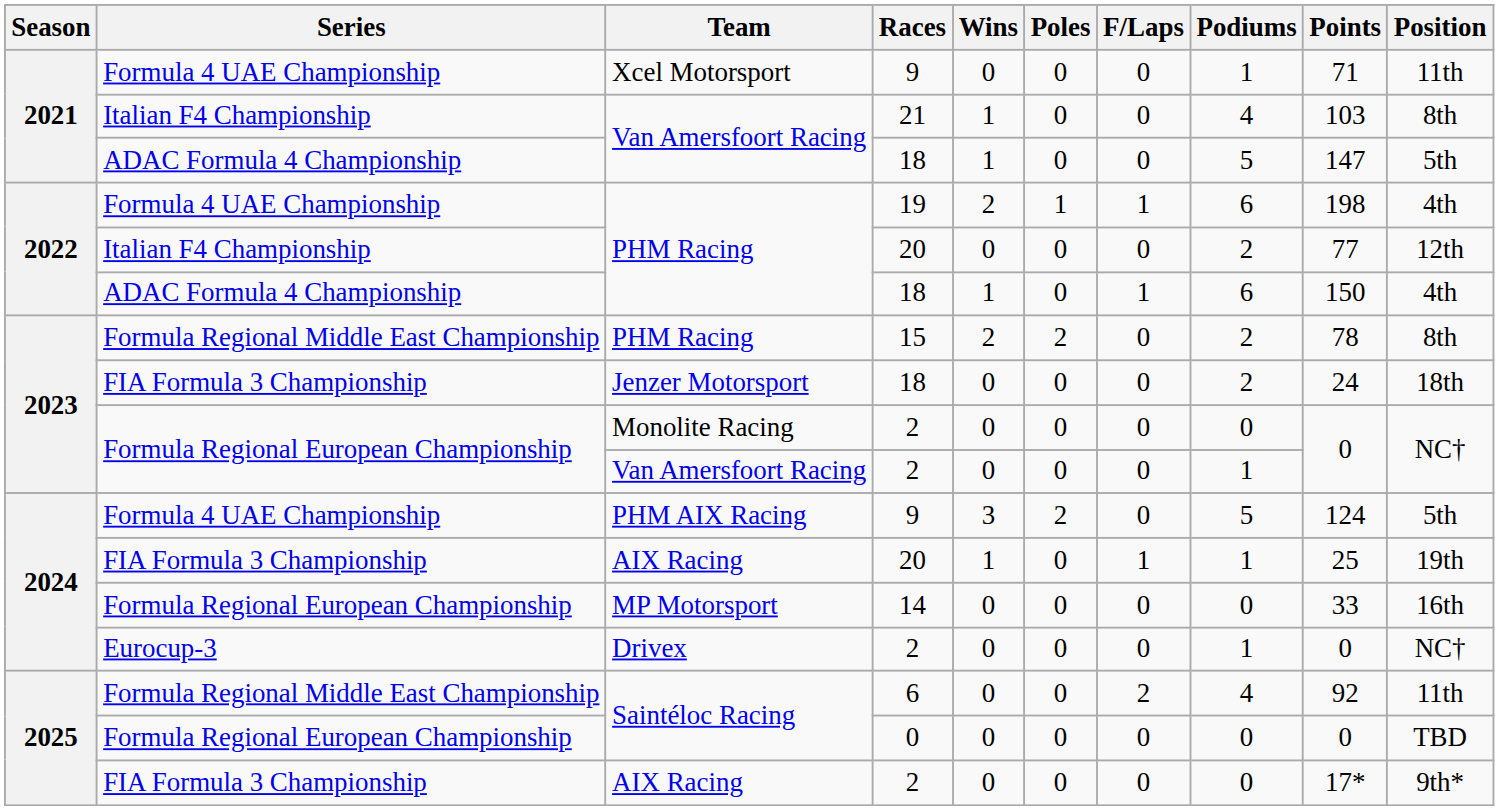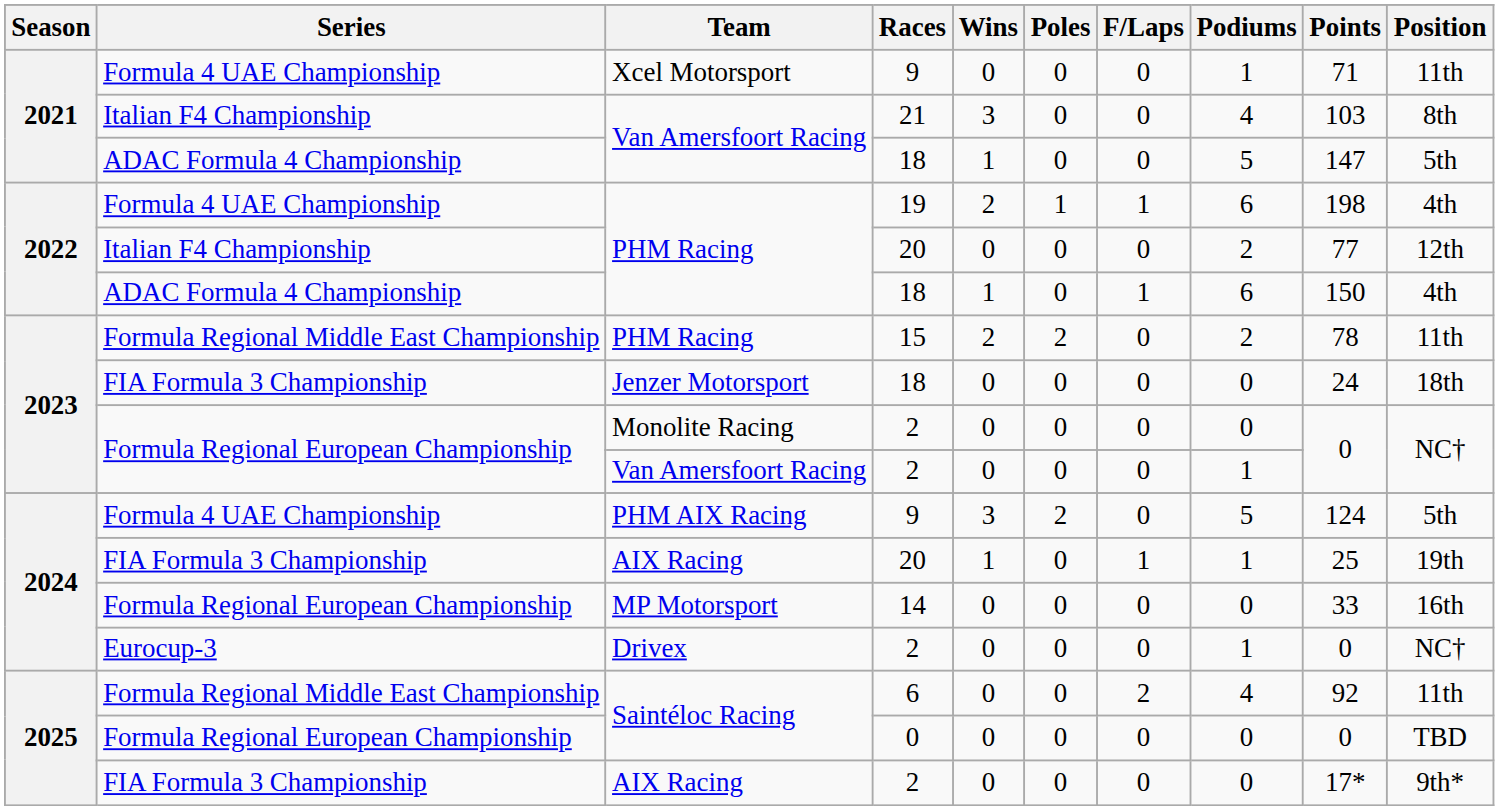(988, 115) 1 -> (988, 115) 3
(1440, 337) 8th -> (1440, 337) 11th
(1247, 382) 2 -> (1247, 382) 0
